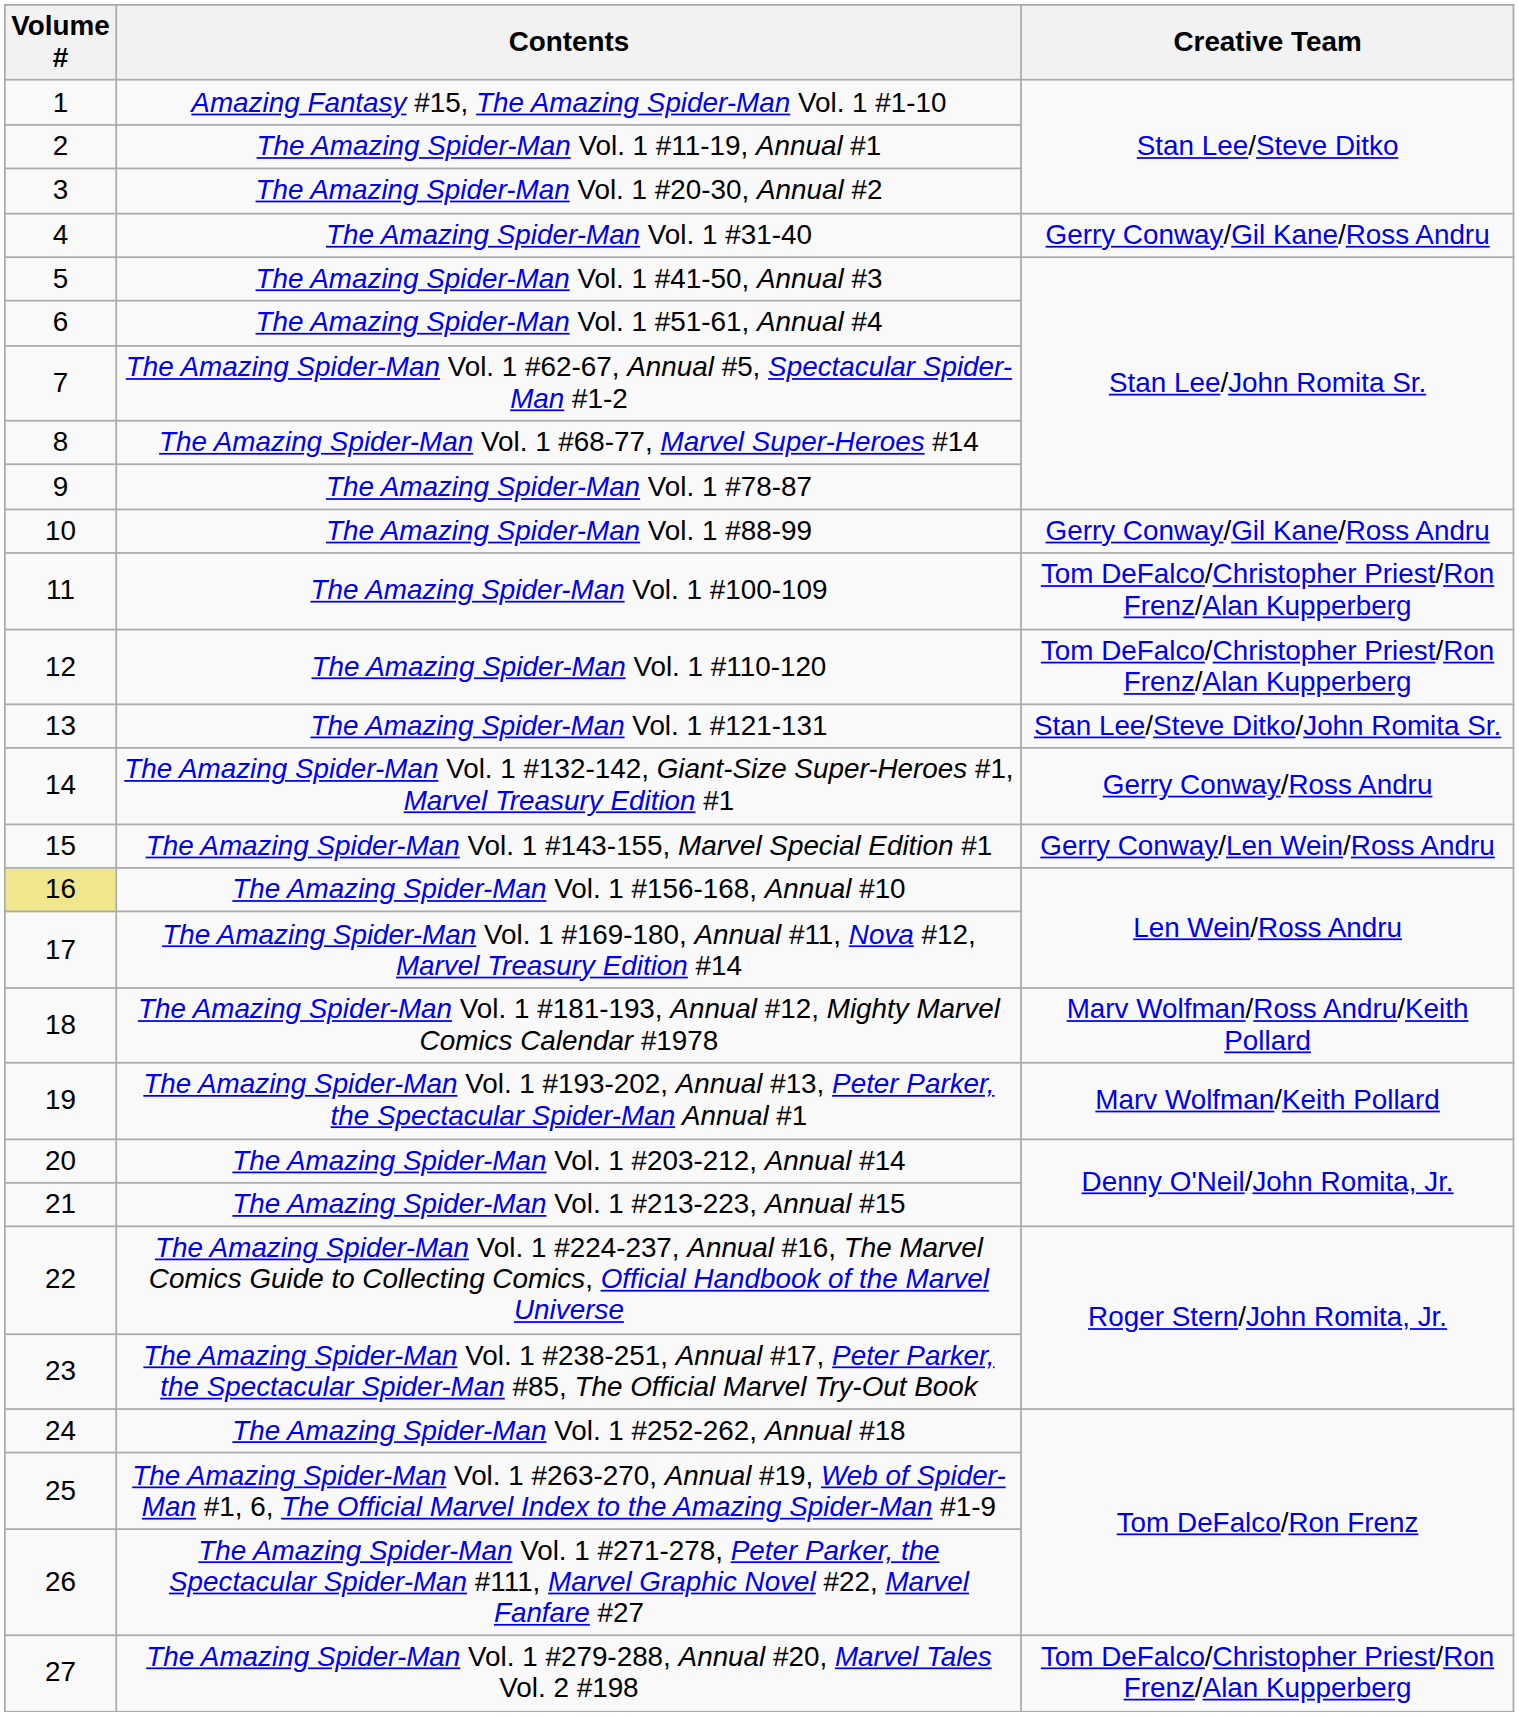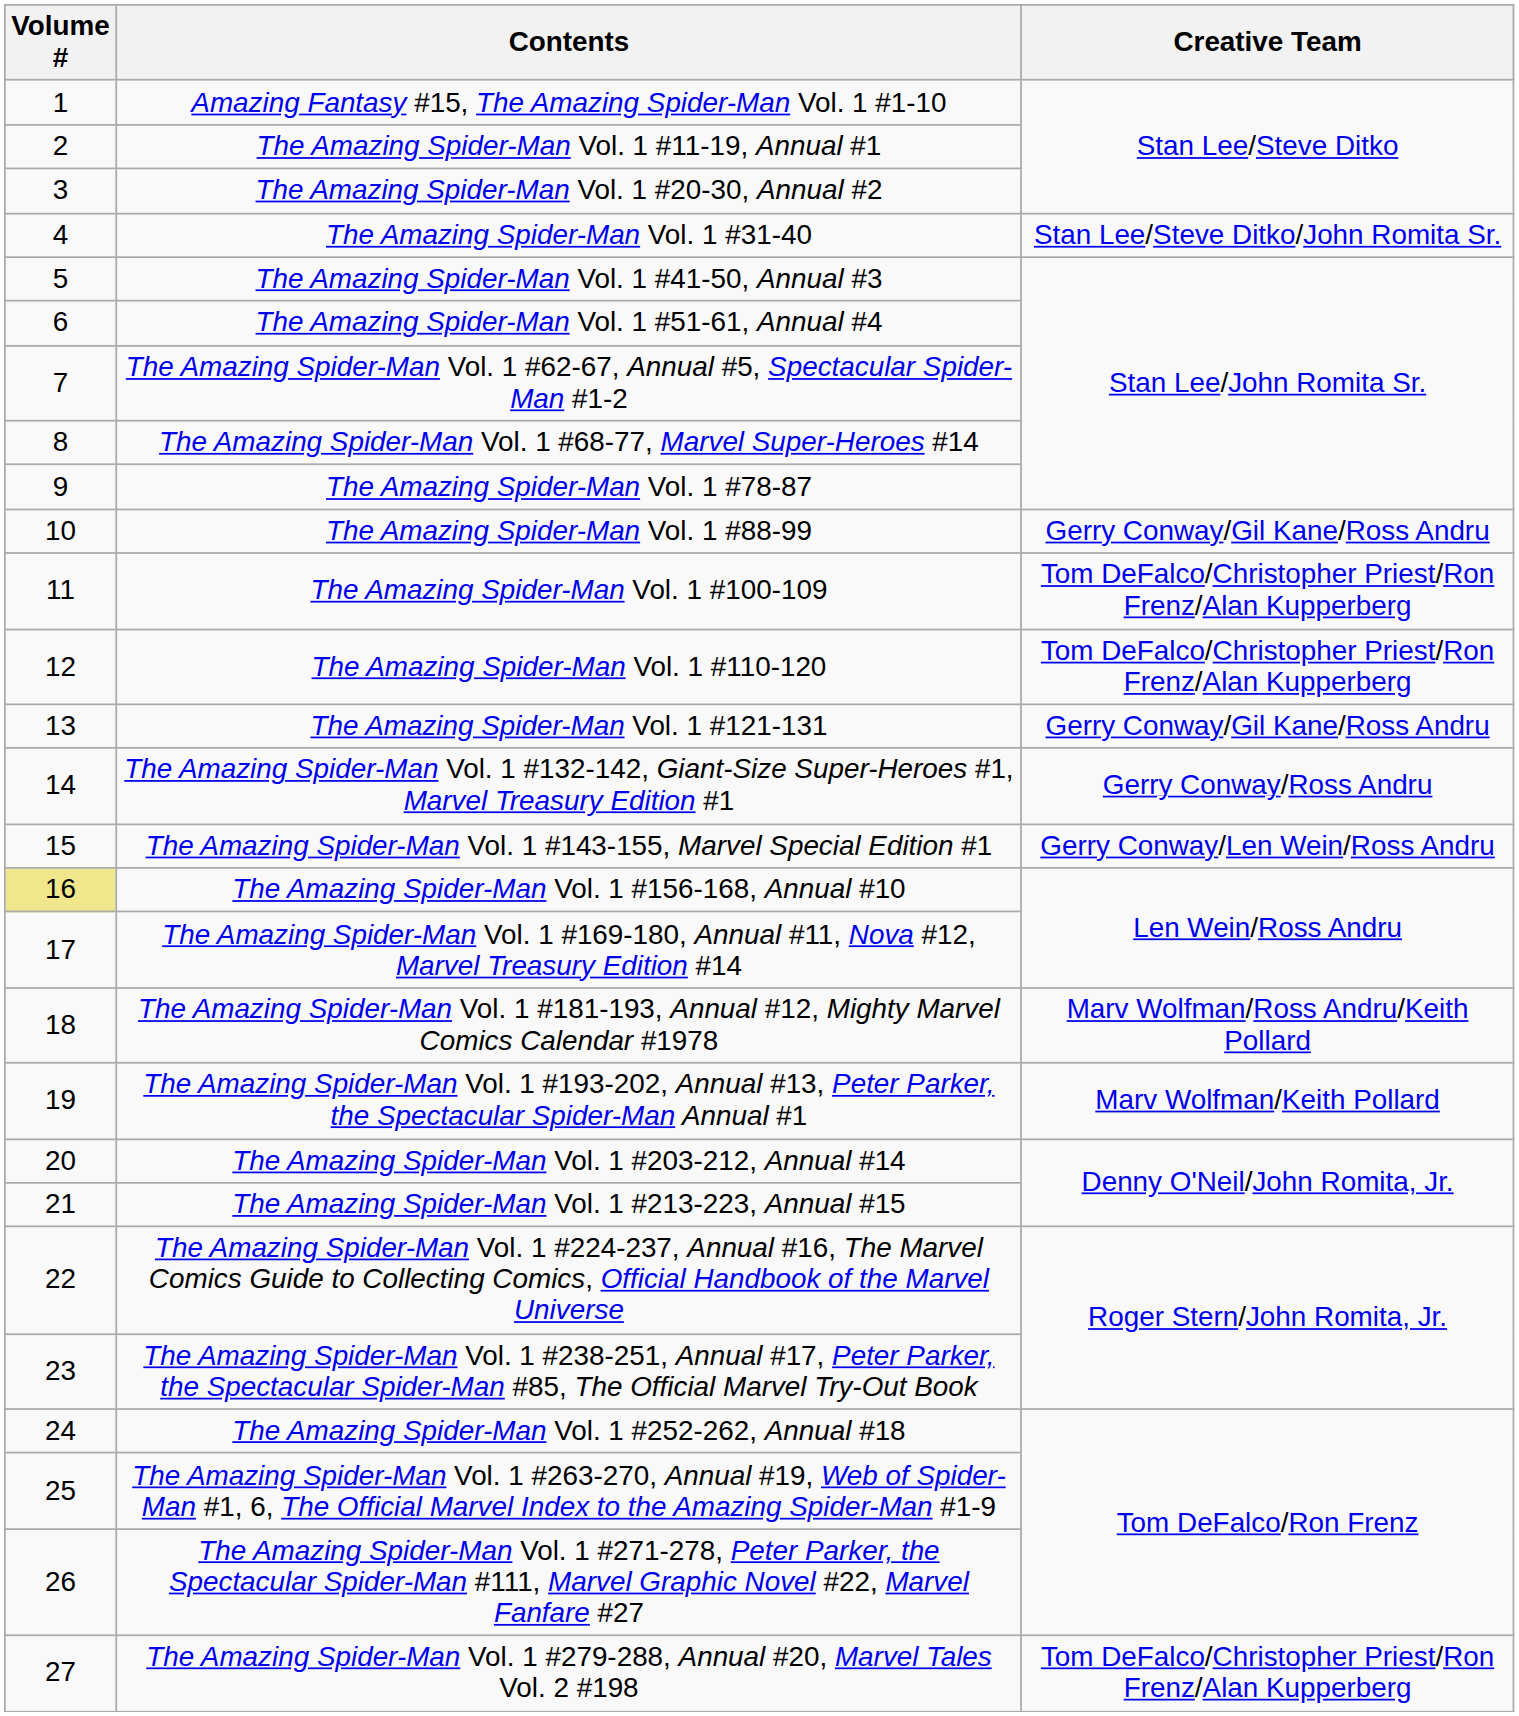(1268, 234) Gerry Conway/Gil Kane/Ross Andru -> (1268, 234) Stan Lee/Steve Ditko/John Romita Sr.
(1268, 725) Stan Lee/Steve Ditko/John Romita Sr. -> (1268, 725) Gerry Conway/Gil Kane/Ross Andru
